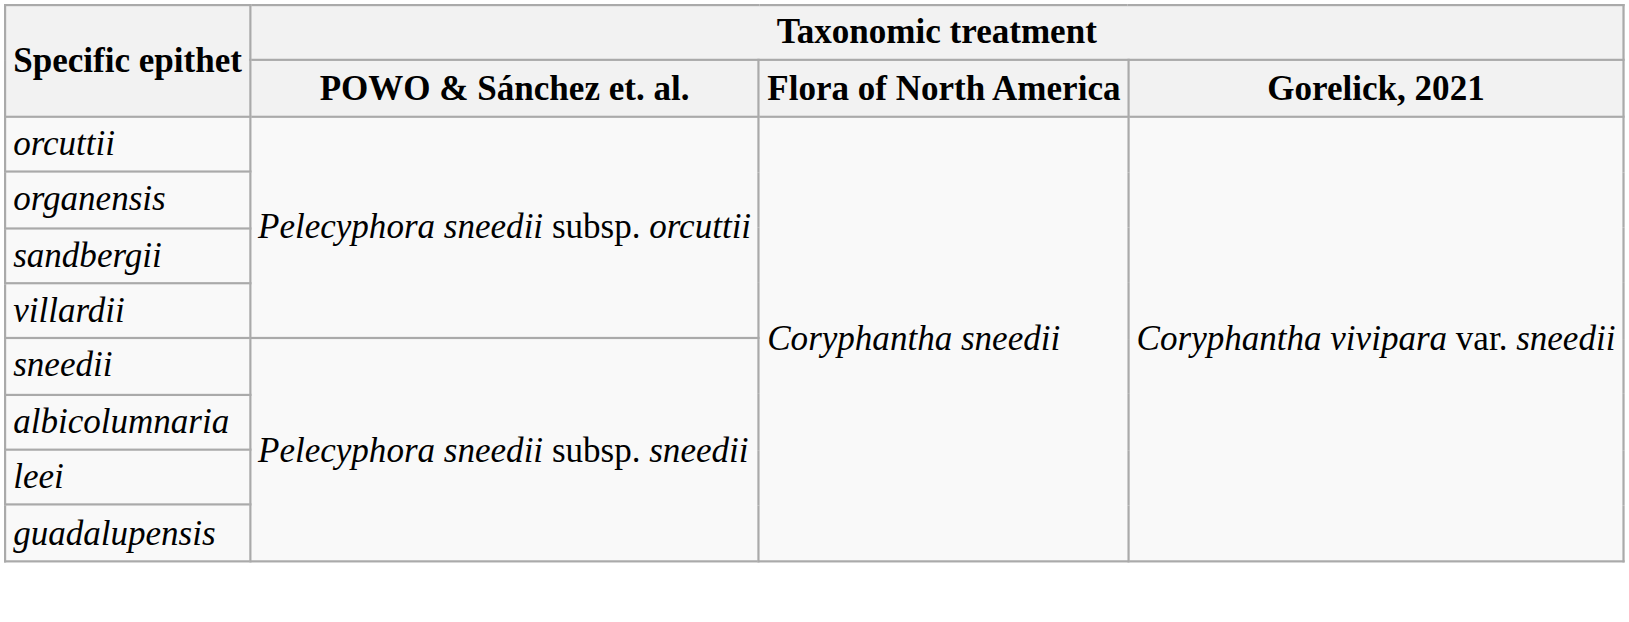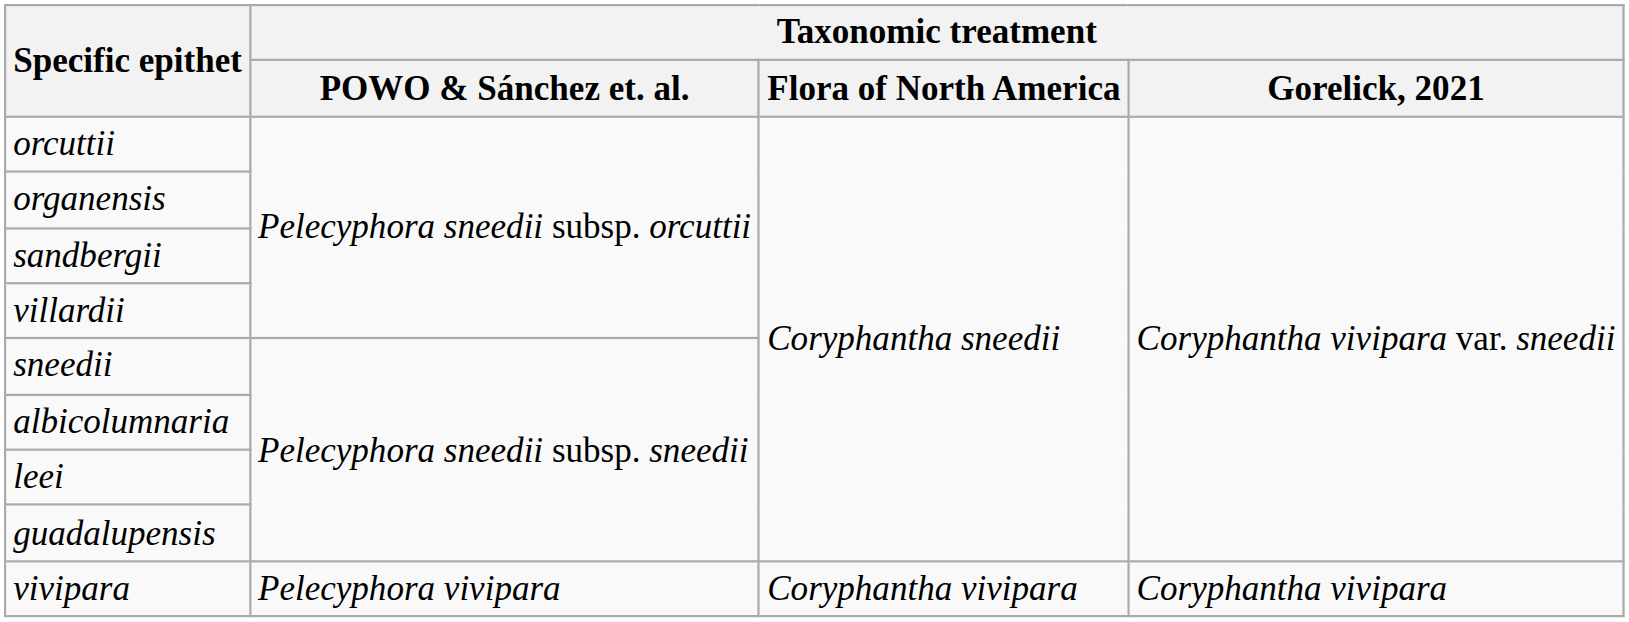+ row: (72, 587)
